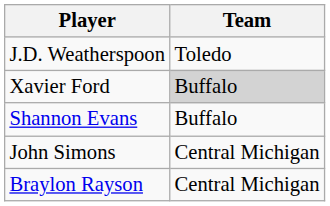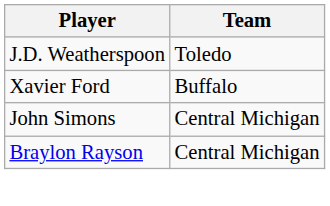(206, 86) lightgrey background -> (206, 86) no background
- row: (73, 119)
